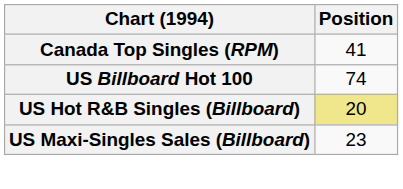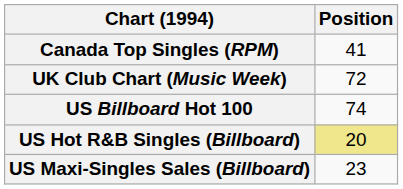+ row: (159, 79)
